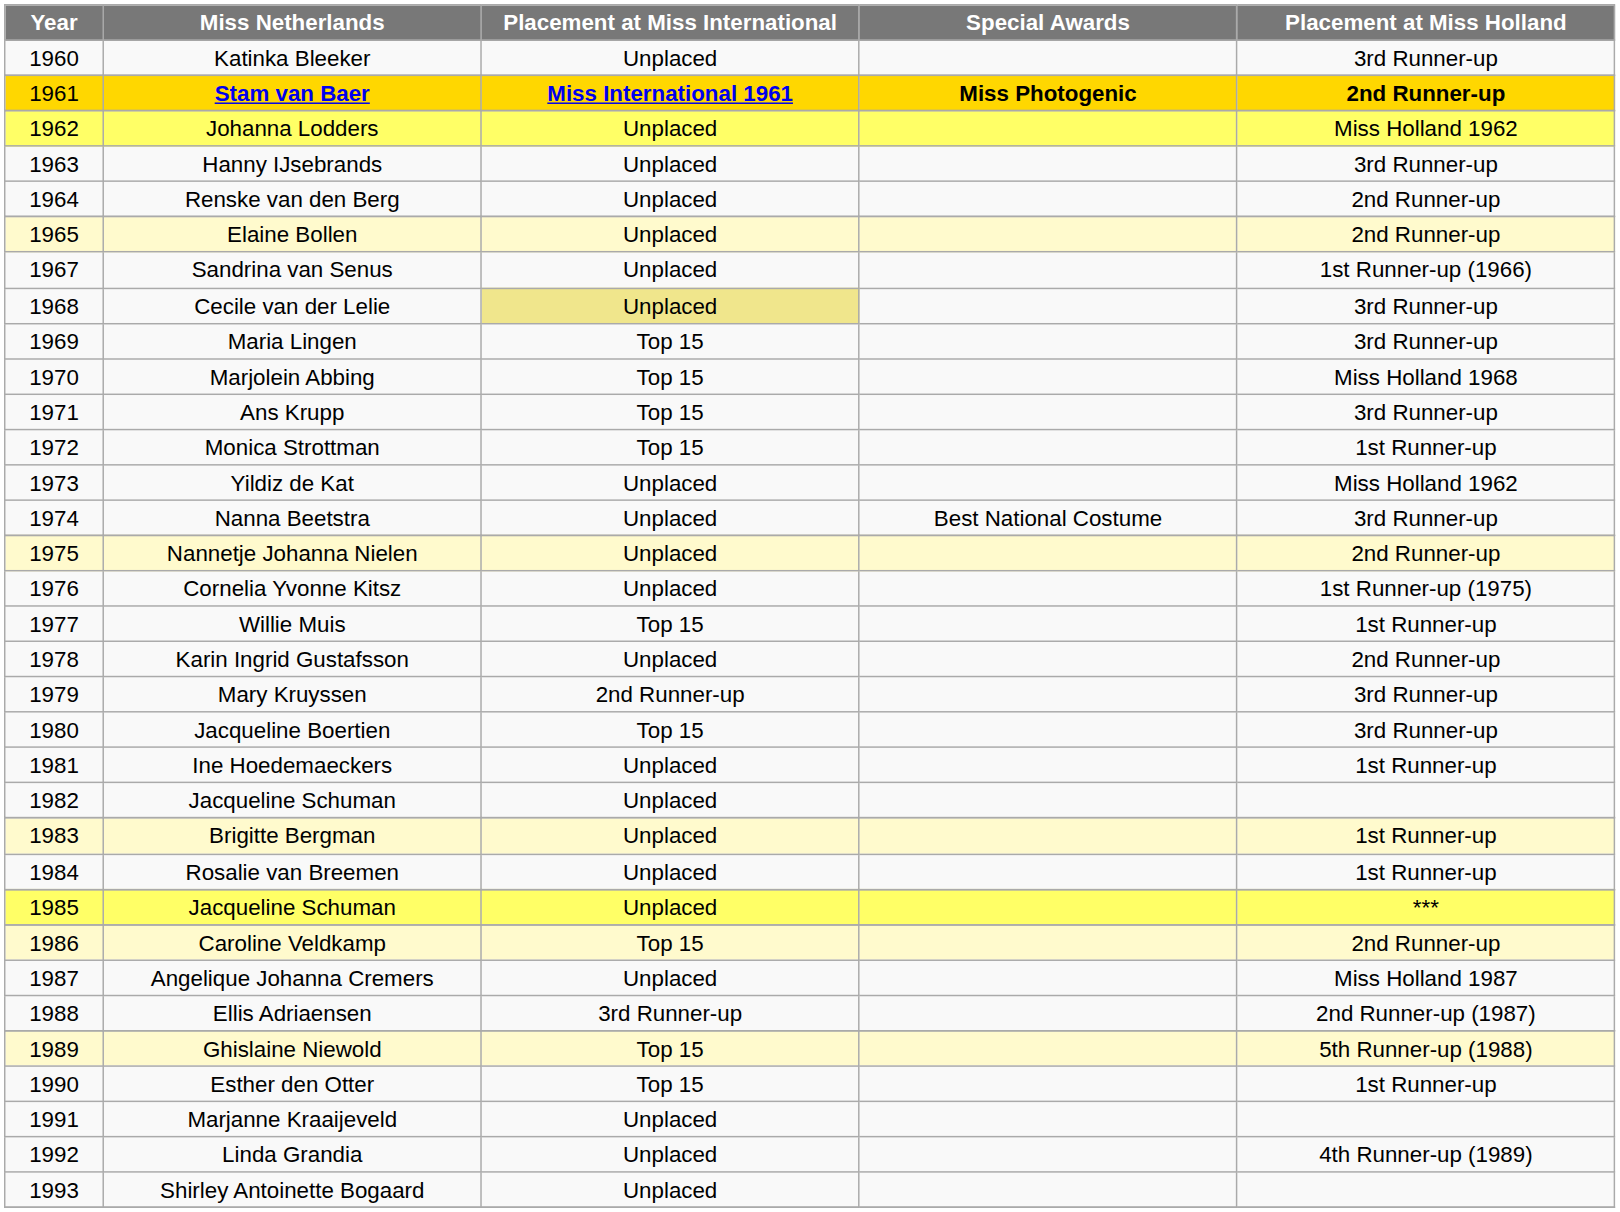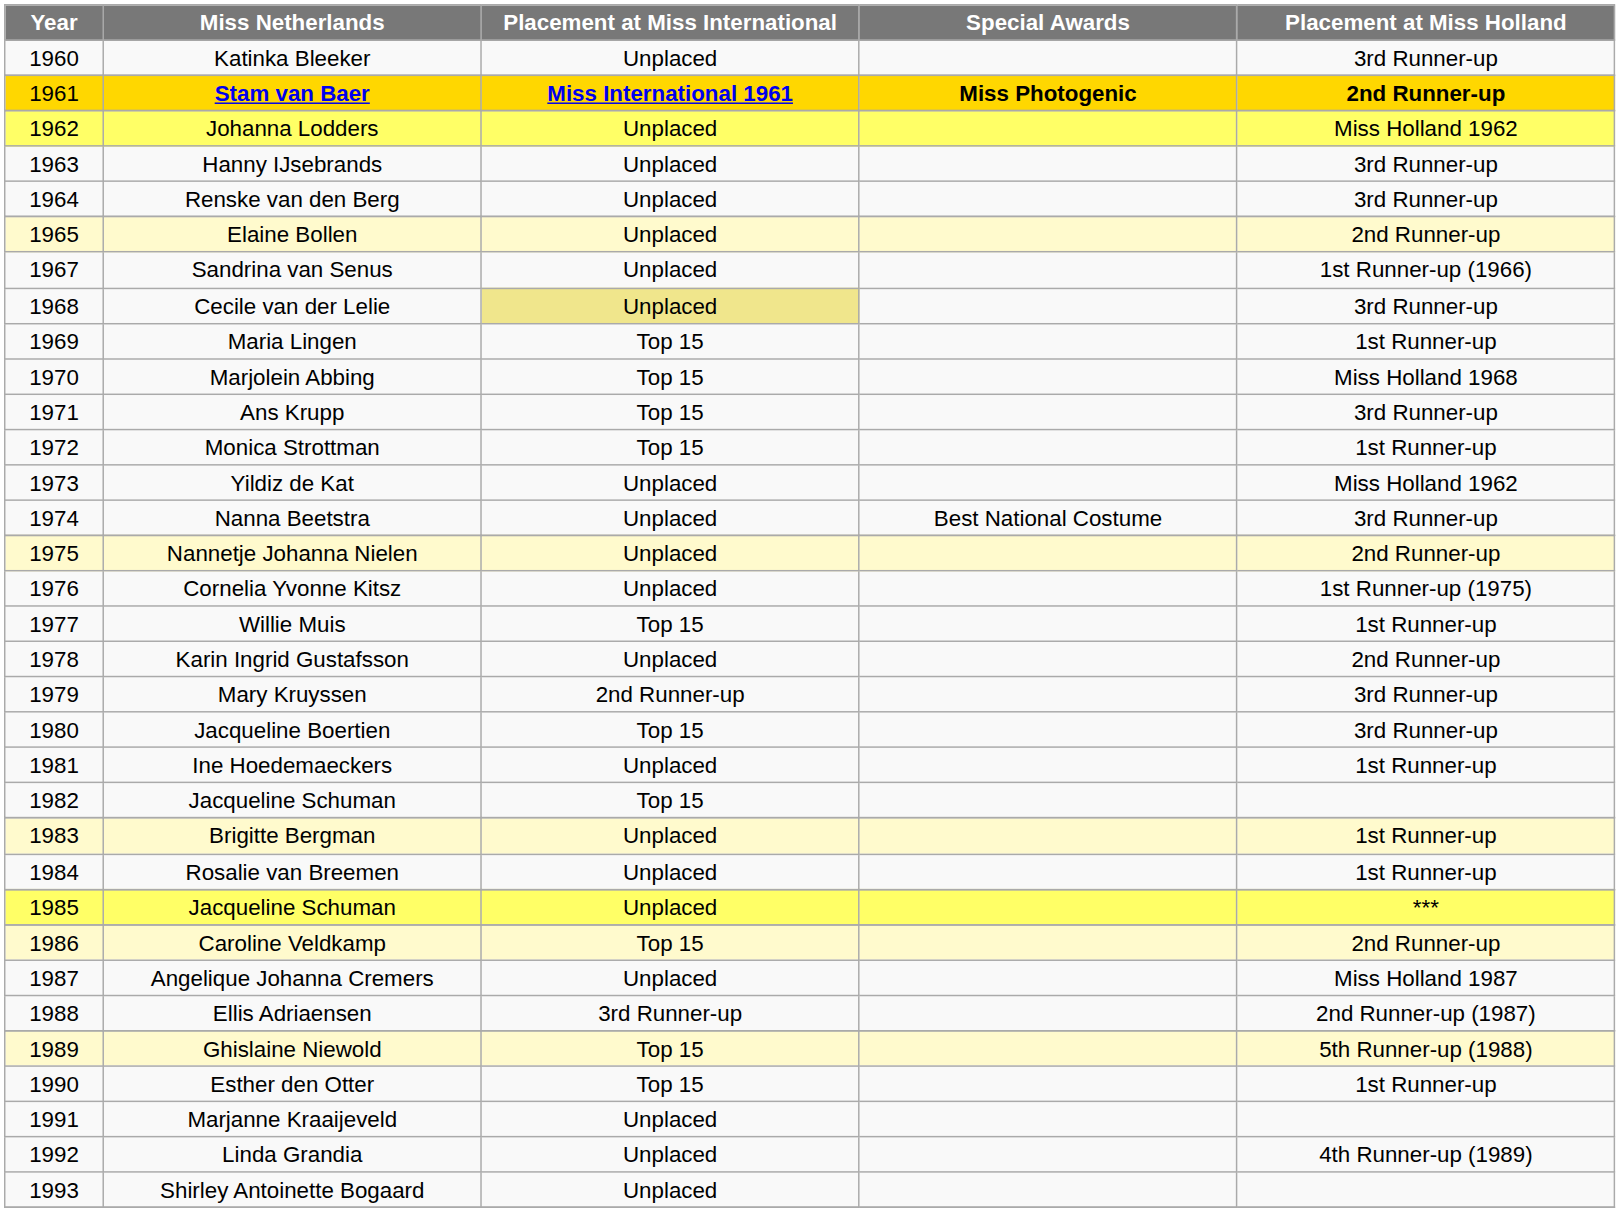(1426, 199) 2nd Runner-up -> (1426, 199) 3rd Runner-up
(1426, 341) 3rd Runner-up -> (1426, 341) 1st Runner-up
(670, 801) Unplaced -> (670, 801) Top 15
